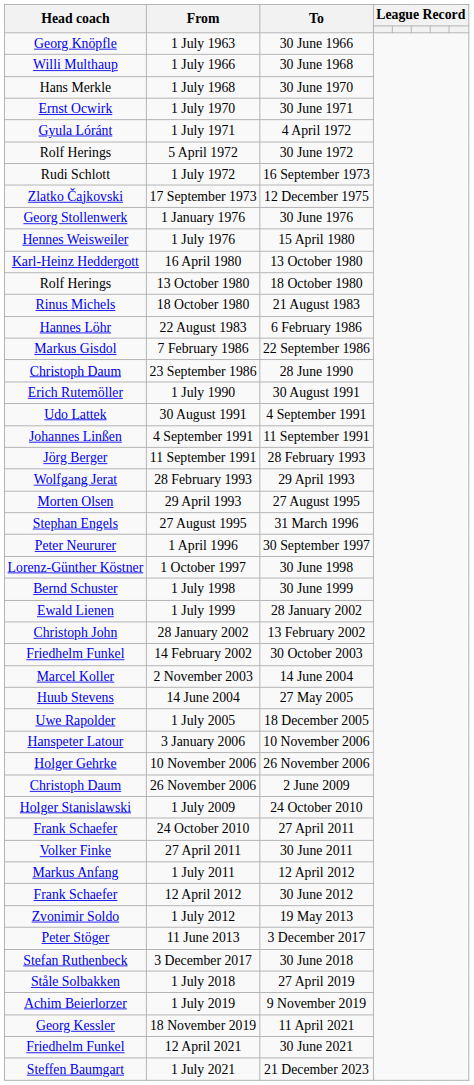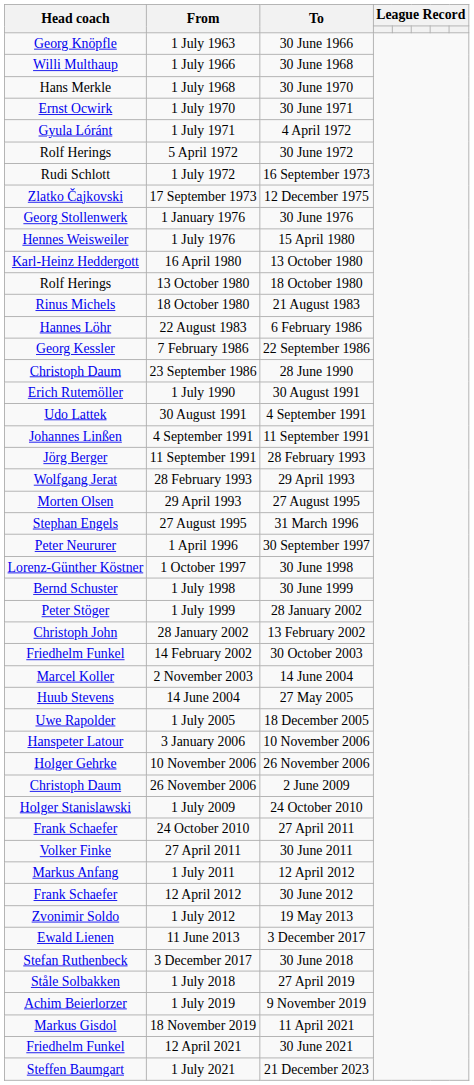(75, 349) Markus Gisdol -> (75, 349) Georg Kessler
(75, 610) Ewald Lienen -> (75, 610) Peter Stöger
(75, 938) Peter Stöger -> (75, 938) Ewald Lienen
(75, 1025) Georg Kessler -> (75, 1025) Markus Gisdol
